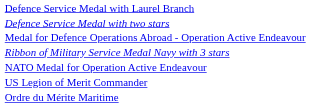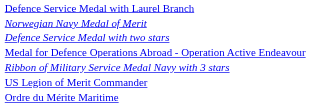+ row: (76, 23)
- row: (106, 68)
